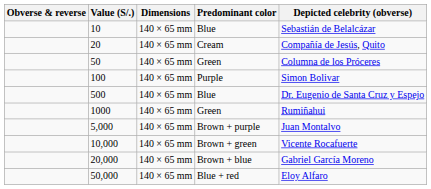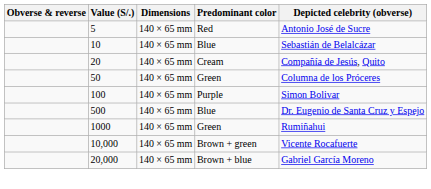+ row: (93, 29)
- row: (102, 127)
- row: (104, 176)
